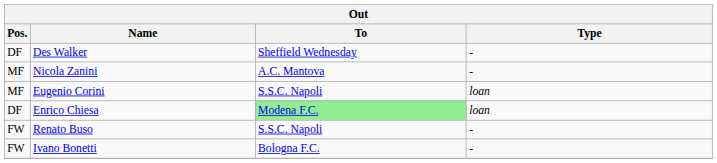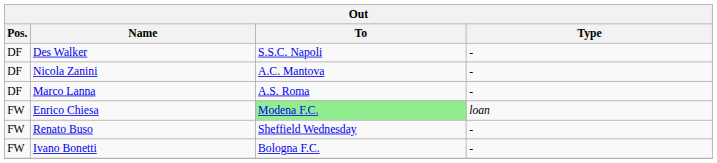(307, 52) Sheffield Wednesday -> (290, 52) S.S.C. Napoli
(16, 72) MF -> (15, 72) DF
- row: (69, 91)
+ row: (64, 91)
(15, 110) DF -> (16, 110) FW
(290, 129) S.S.C. Napoli -> (307, 129) Sheffield Wednesday
